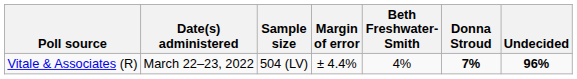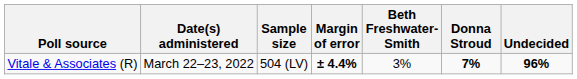(337, 64) normal -> (337, 64) bold
(402, 64) 4% -> (402, 64) 3%
